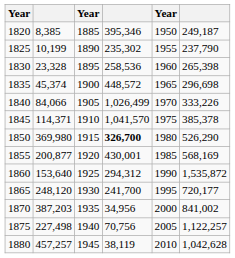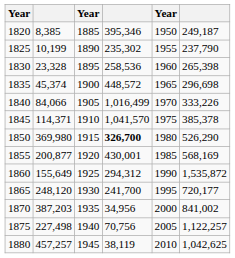(127, 102) 1,026,499 -> (127, 102) 1,016,499
(54, 173) 153,640 -> (54, 173) 155,649
(205, 244) 1,042,628 -> (205, 244) 1,042,625
